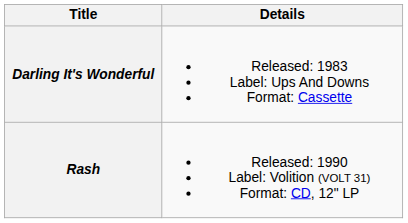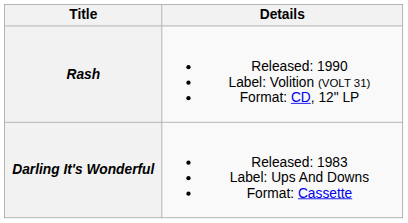rows swapped: (83, 74) <-> (83, 169)
